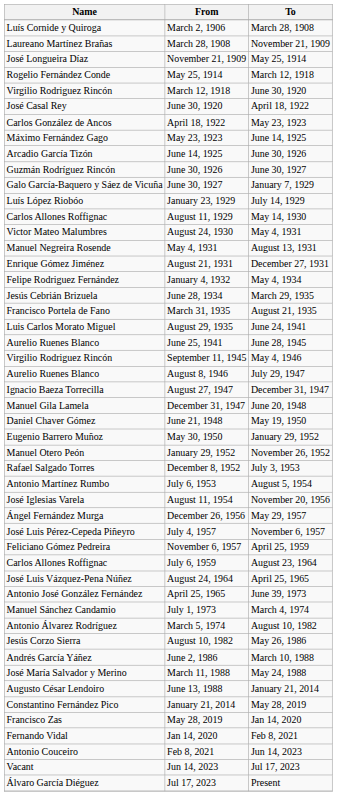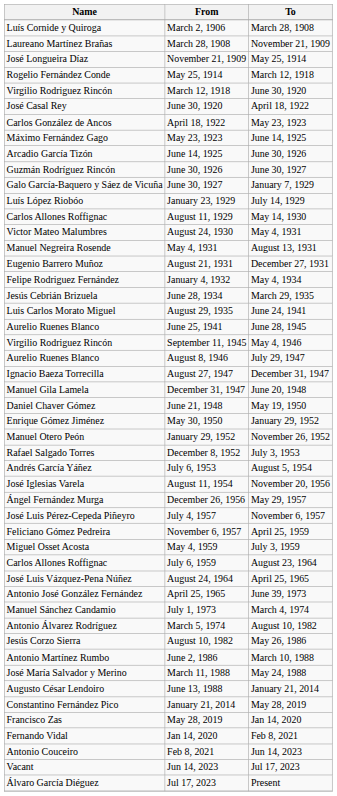(55, 264) Enrique Gómez Jiménez -> (55, 264) Eugenio Barrero Muñoz
- row: (199, 311)
(55, 437) Eugenio Barrero Muñoz -> (55, 421) Enrique Gómez Jiménez
(58, 484) Antonio Martínez Rumbo -> (49, 468) Andrés García Yáñez
+ row: (192, 547)
(49, 657) Andrés García Yáñez -> (58, 657) Antonio Martínez Rumbo
